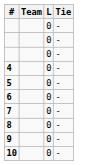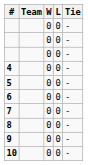+ column: (49, 11)
